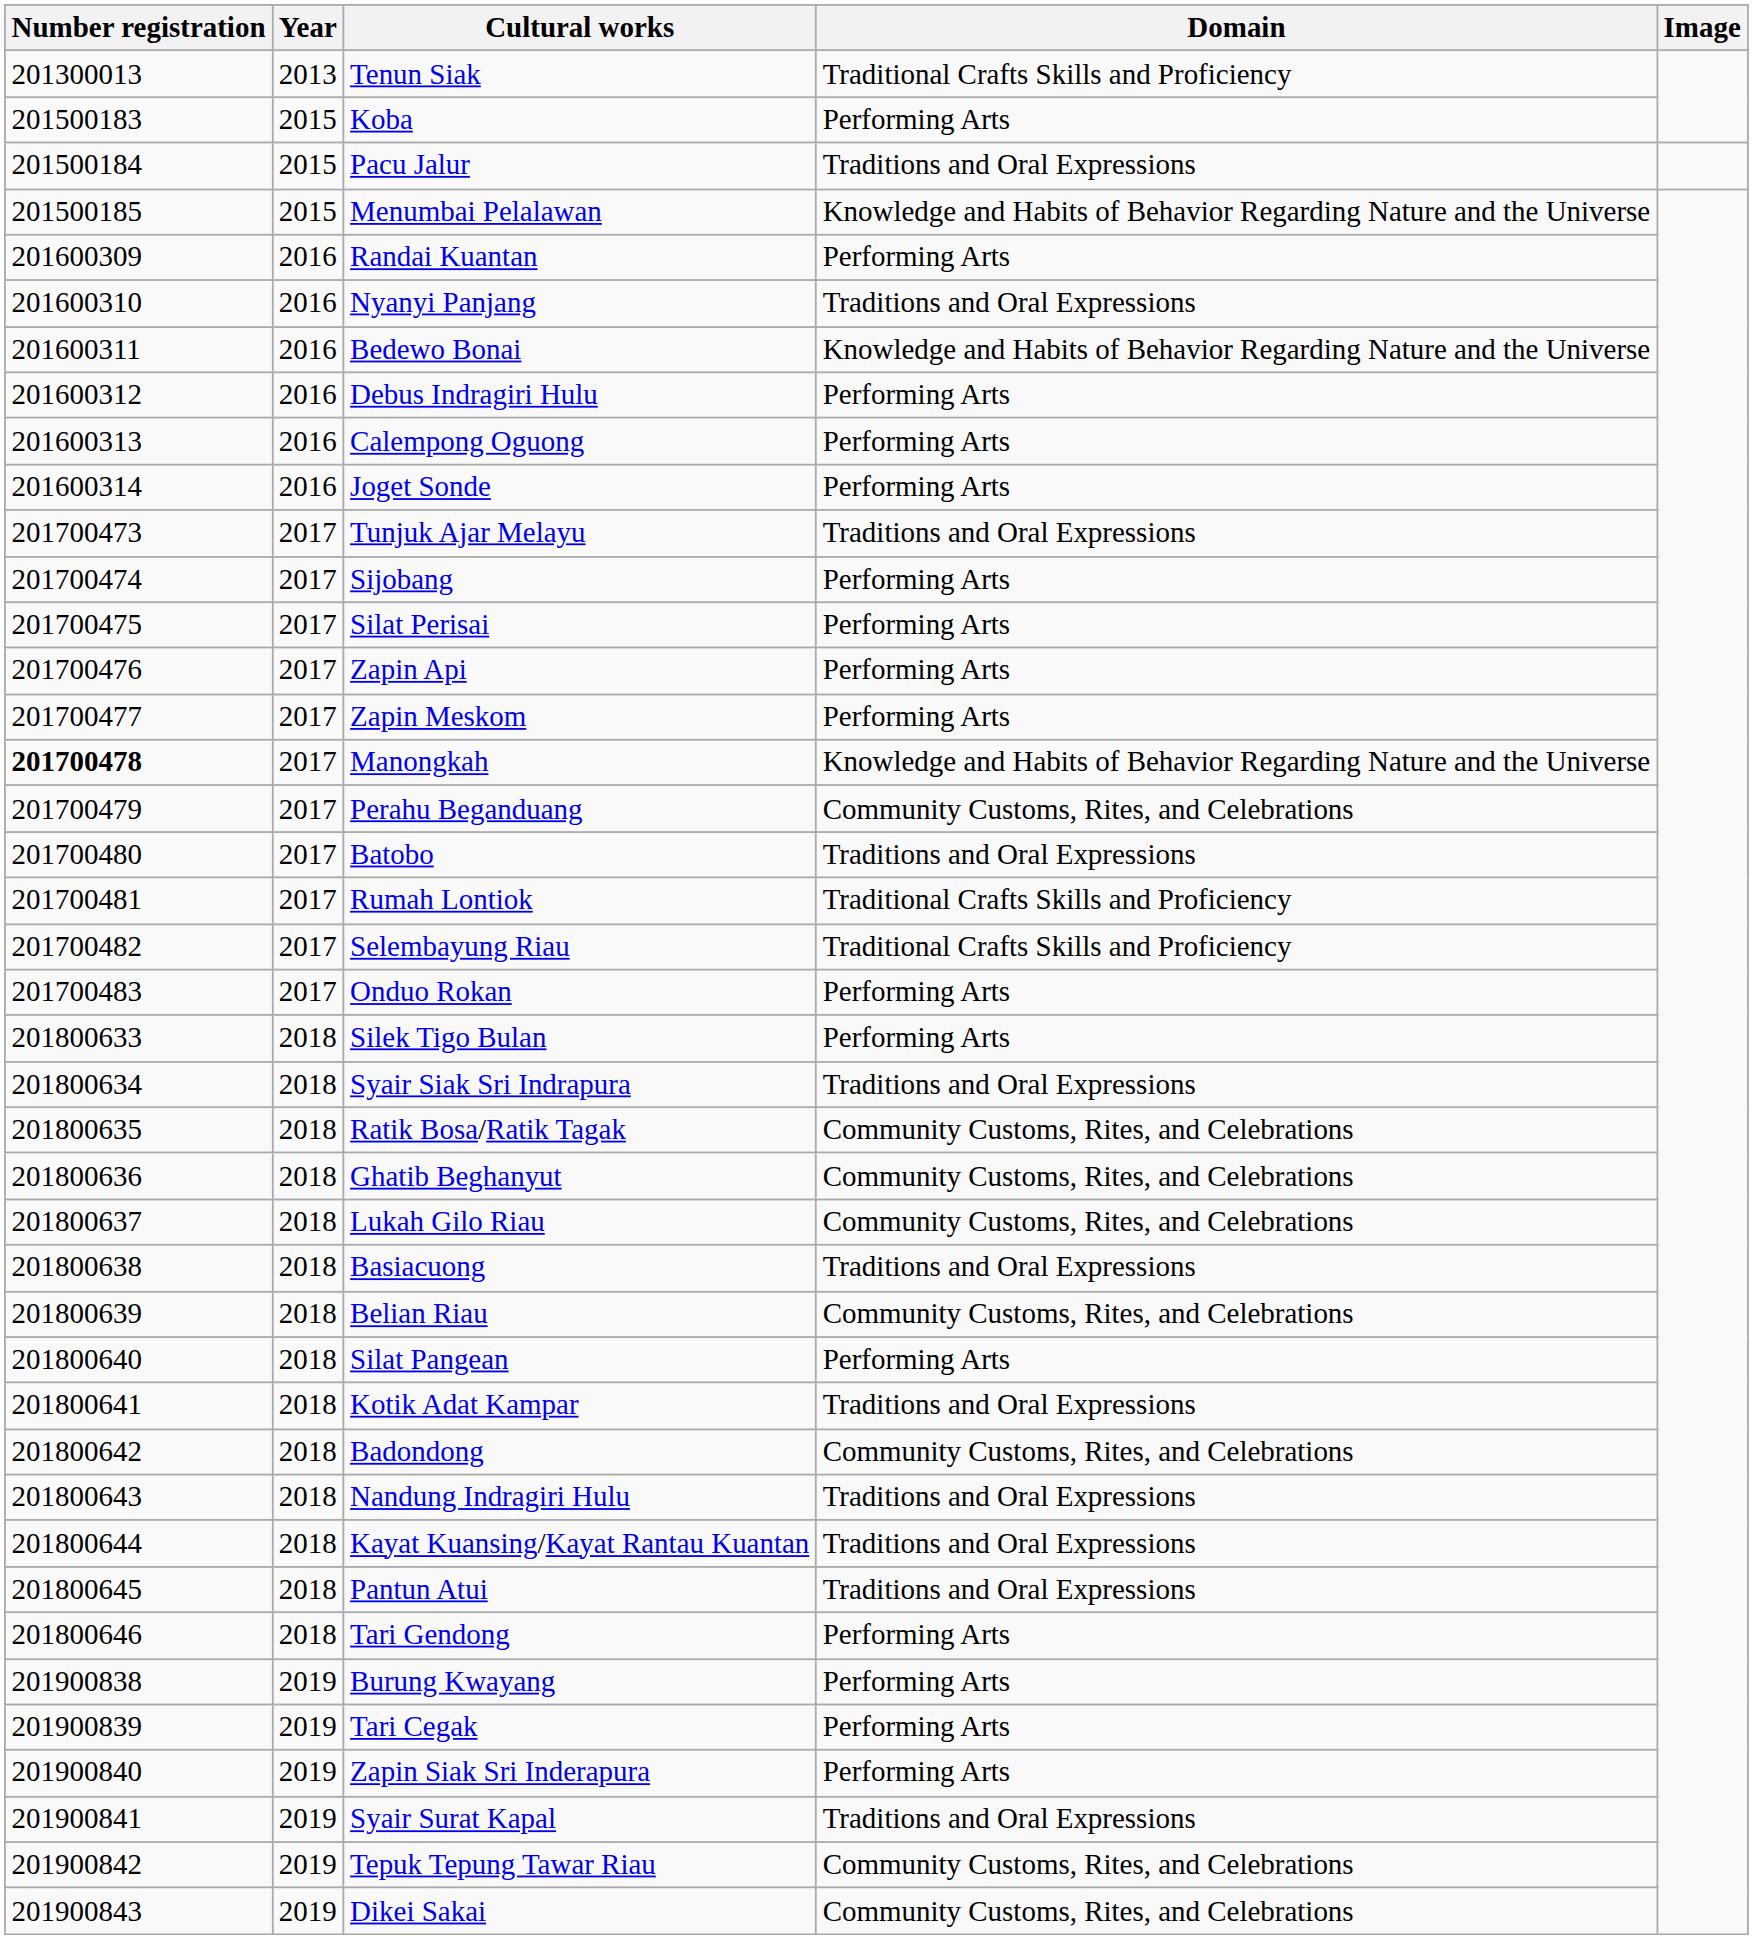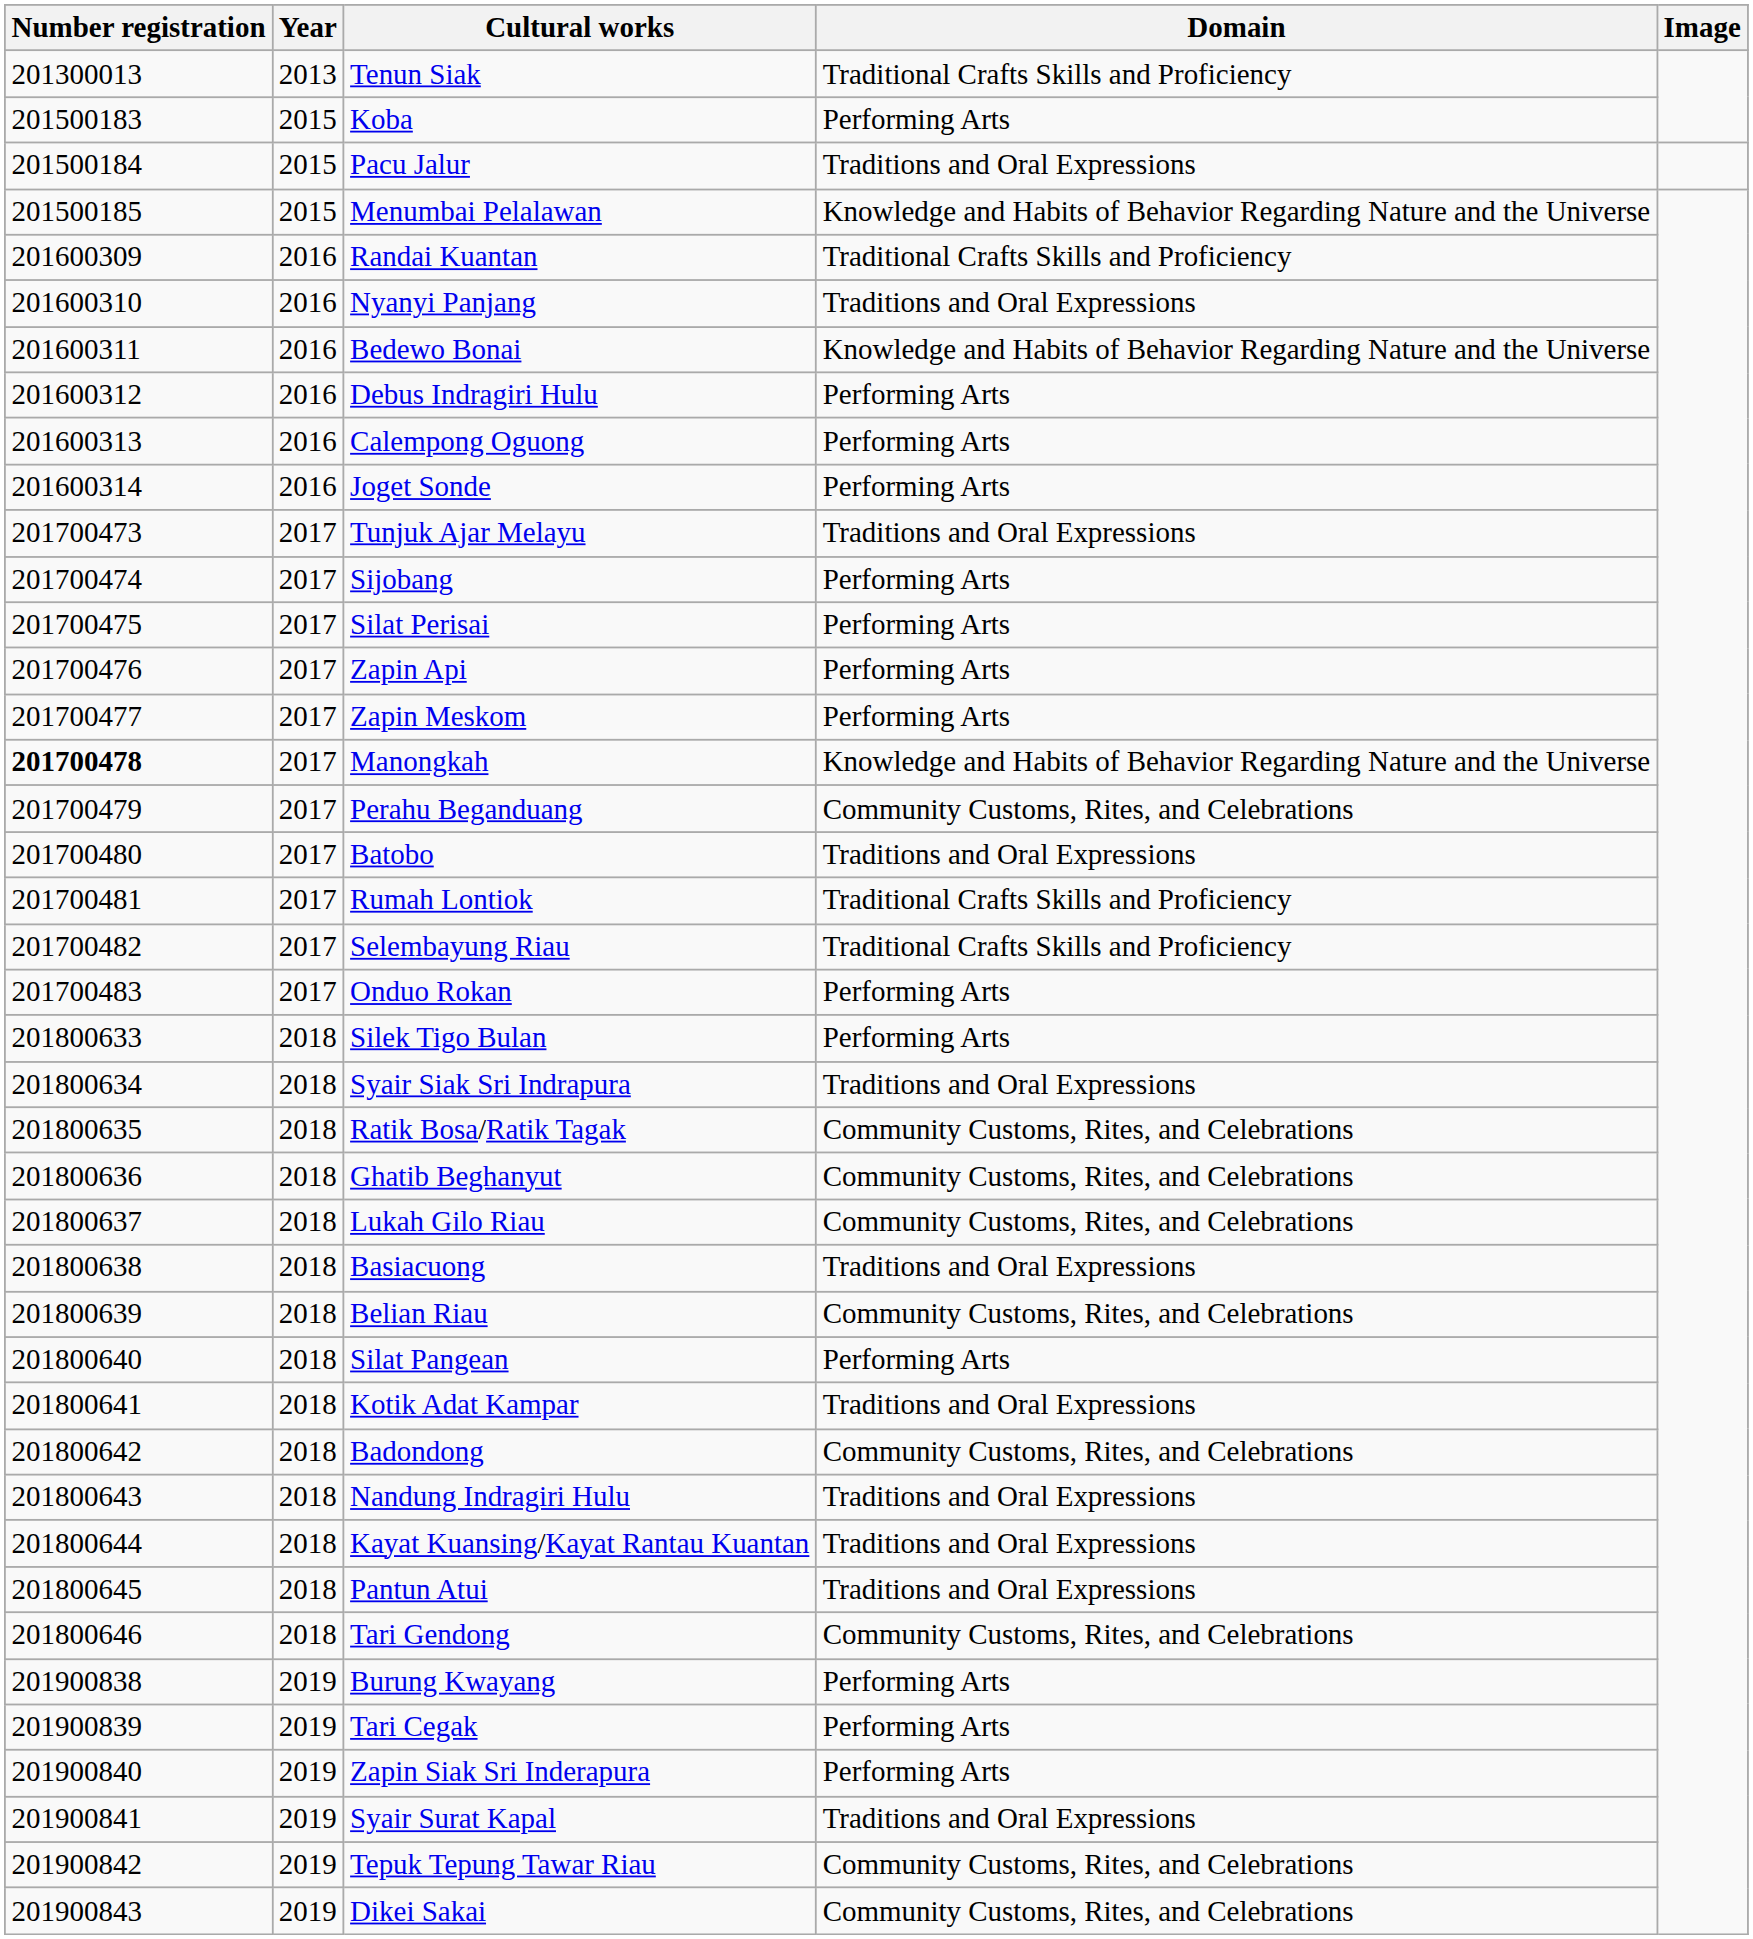(916, 257) Performing Arts -> (1057, 257) Traditional Crafts Skills and Proficiency
(916, 1634) Performing Arts -> (1088, 1634) Community Customs, Rites, and Celebrations
